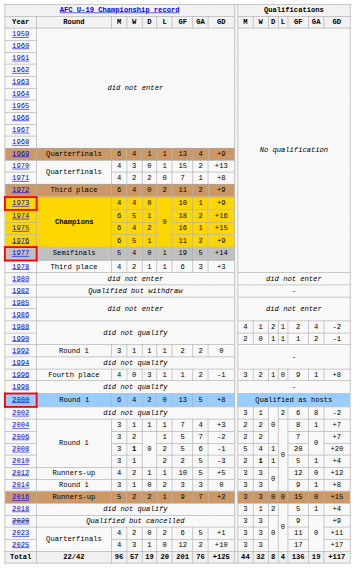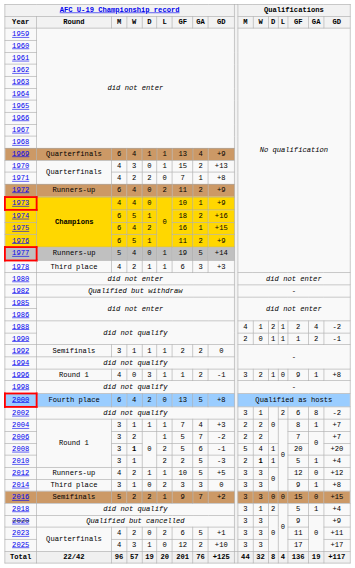(74, 190) Third place -> (74, 190) Runners-up
(74, 253) Semifinals -> (74, 253) Runners-up
(74, 351) Round 1 -> (74, 351) Semifinals
(74, 375) Fourth place -> (74, 375) Round 1
(74, 400) Round 1 -> (74, 400) Fourth place
(74, 485) Round 1 -> (74, 485) Third place
(74, 497) Runners-up -> (74, 497) Semifinals
